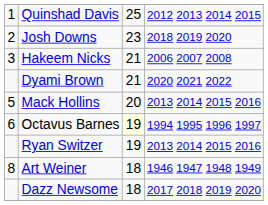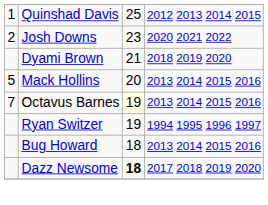(189, 37) 2018 2019 2020 -> (189, 37) 2020 2021 2022
- row: (66, 59)
(189, 81) 2020 2021 2022 -> (189, 59) 2018 2019 2020
(11, 124) 6 -> (11, 102) 7
(204, 124) 1994 1995 1996 1997 -> (204, 103) 2013 2014 2015 2016
(204, 146) 2013 2014 2015 2016 -> (204, 124) 1994 1995 1996 1997
- row: (54, 168)
+ row: (59, 146)
(133, 189) normal -> (133, 168) bold
